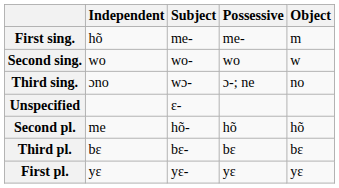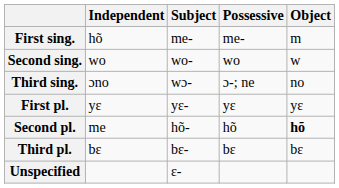rows swapped: (45, 171) <-> (45, 104)
(297, 127) normal -> (298, 127) bold
